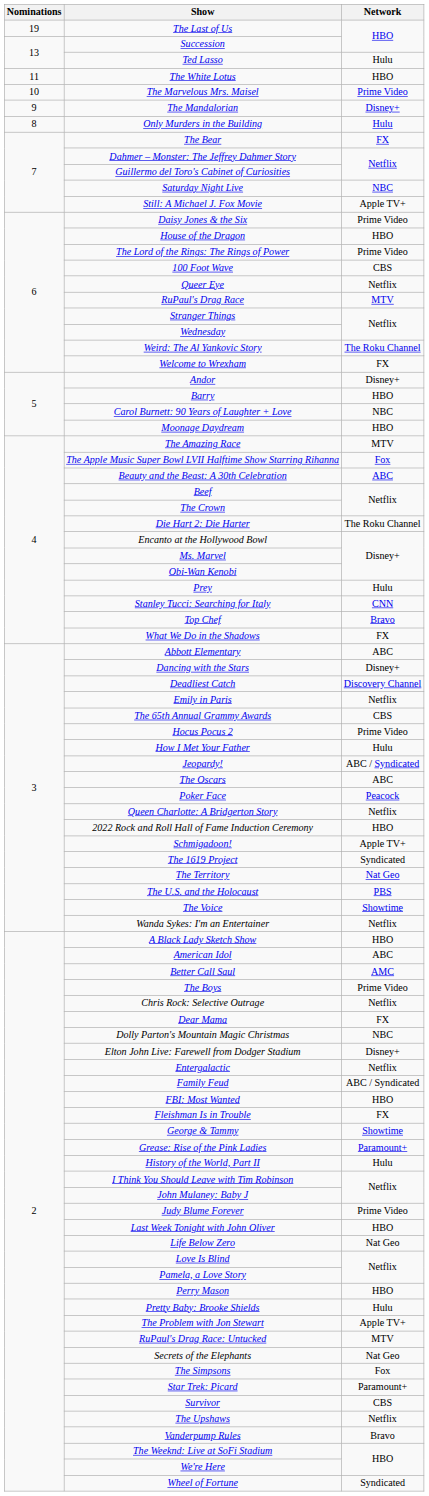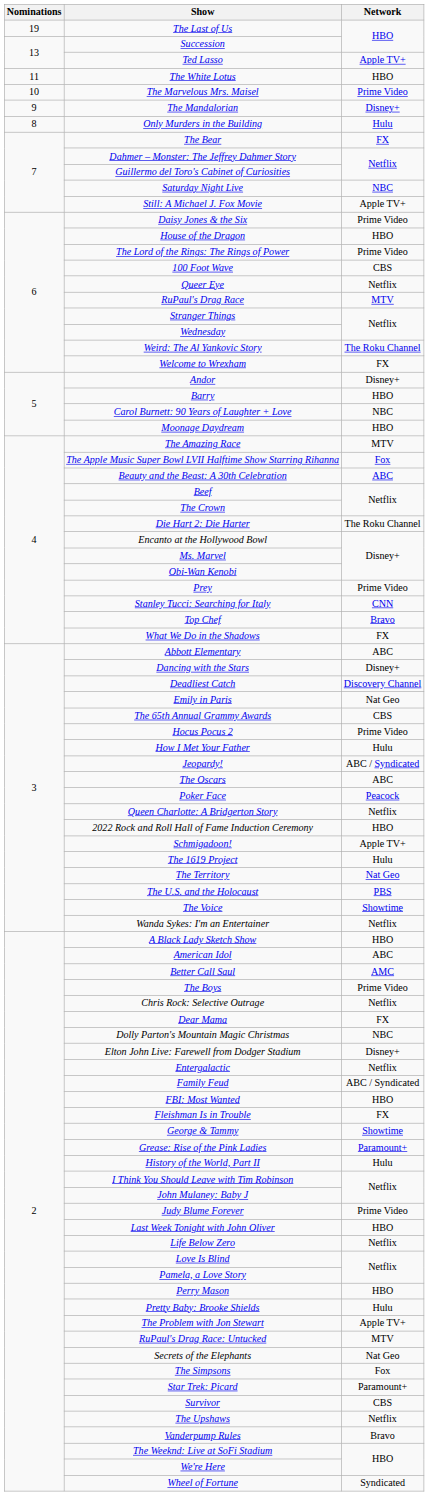(383, 60) Hulu -> (383, 60) Apple TV+
(383, 587) Hulu -> (383, 587) Prime Video
(383, 699) Netflix -> (383, 699) Nat Geo
(383, 859) Syndicated -> (383, 859) Hulu
(383, 1243) Nat Geo -> (383, 1243) Netflix
